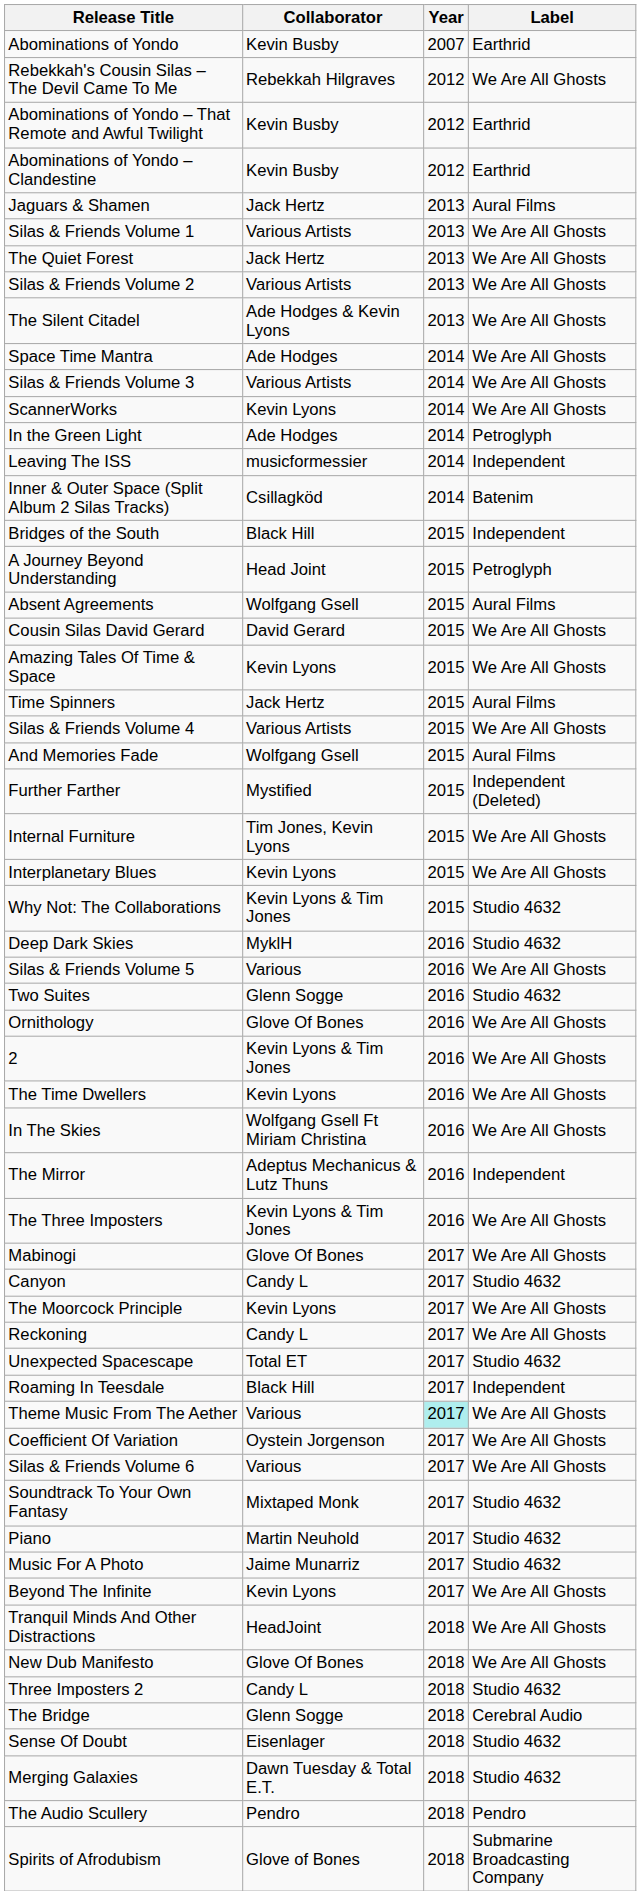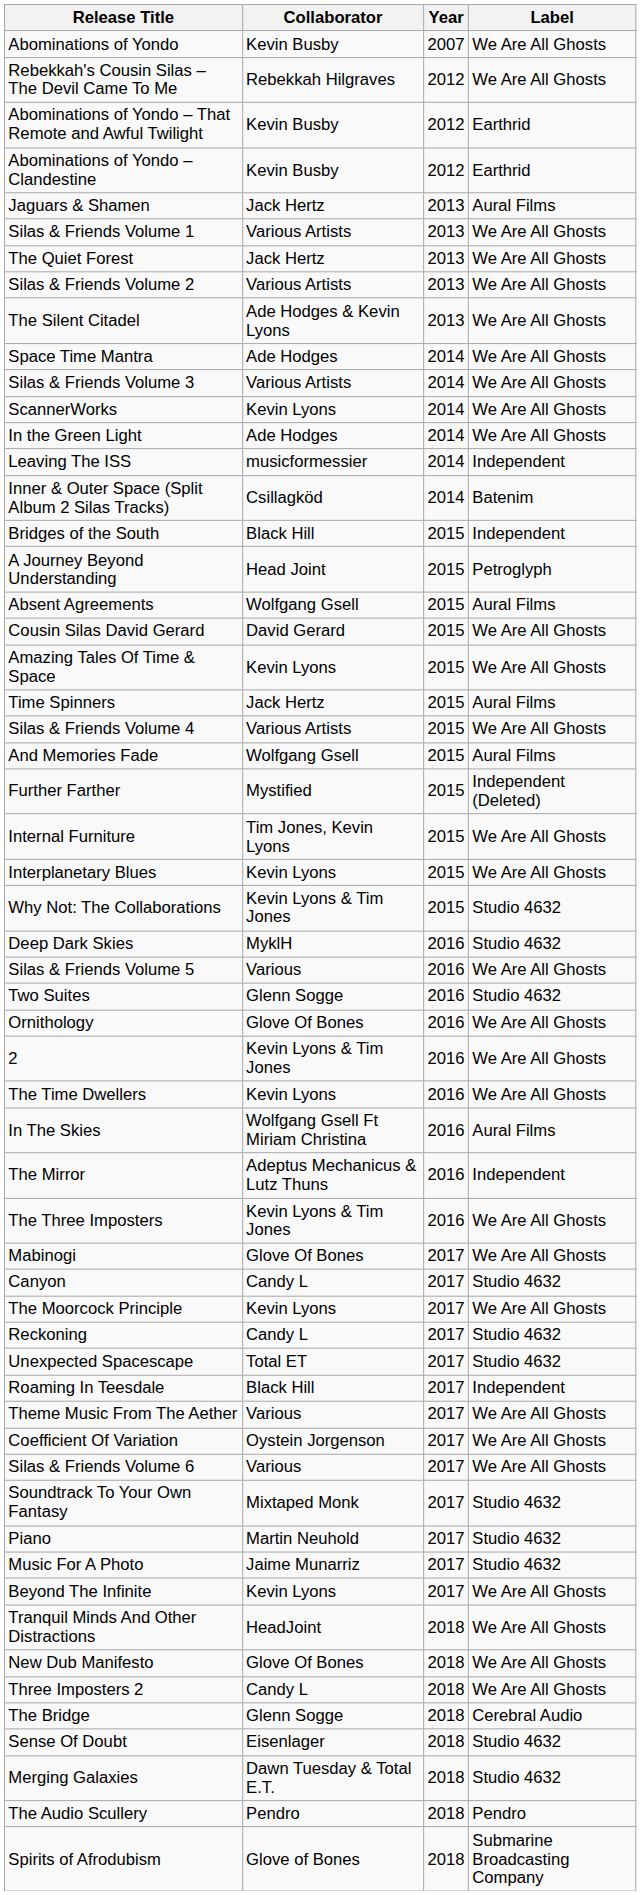(501, 44) Earthrid -> (539, 44) We Are All Ghosts
(512, 435) Petroglyph -> (539, 435) We Are All Ghosts
(539, 1130) We Are All Ghosts -> (514, 1130) Aural Films
(539, 1335) We Are All Ghosts -> (517, 1335) Studio 4632
(446, 1414) paleturquoise background -> (446, 1414) no background
(517, 1689) Studio 4632 -> (539, 1689) We Are All Ghosts
